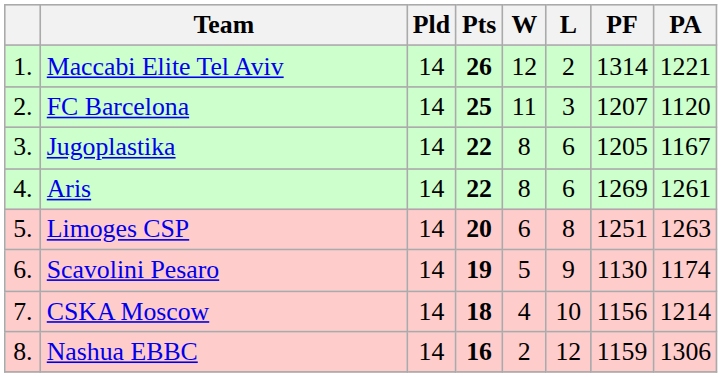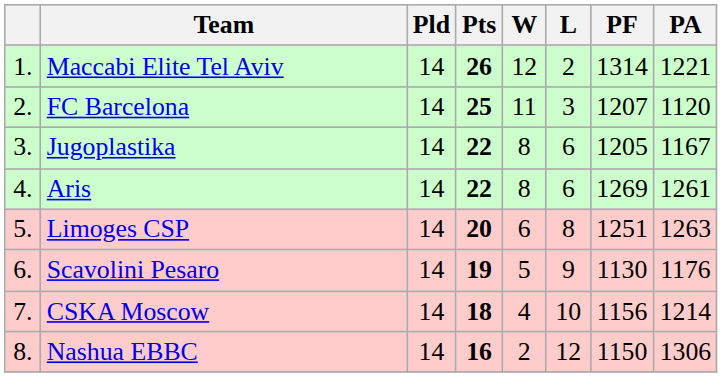(685, 270) 1174 -> (685, 270) 1176
(622, 351) 1159 -> (622, 351) 1150
